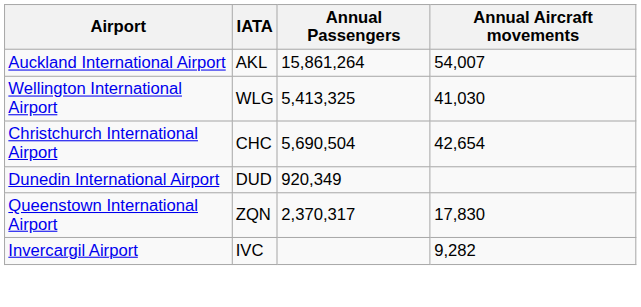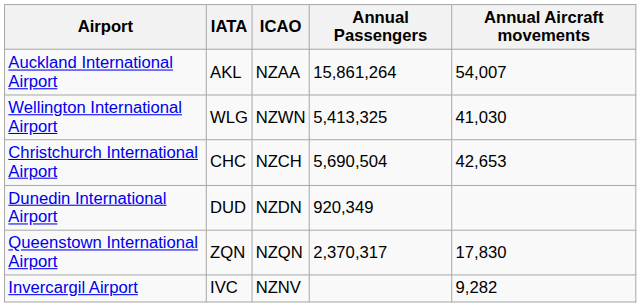+ column: (281, 27)
(460, 143) 42,654 -> (481, 162) 42,653
